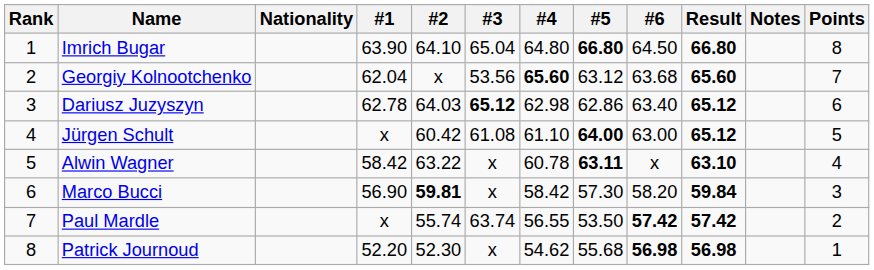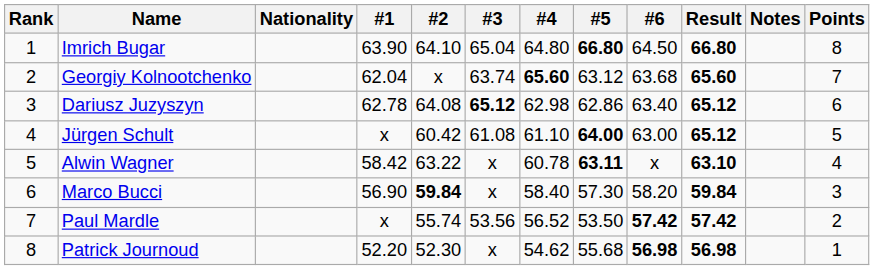(492, 76) 53.56 -> (492, 76) 63.74
(438, 105) 64.03 -> (438, 105) 64.08
(438, 192) 59.81 -> (438, 192) 59.84
(546, 192) 58.42 -> (546, 192) 58.40
(492, 221) 63.74 -> (492, 221) 53.56
(546, 221) 56.55 -> (546, 221) 56.52
